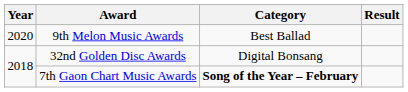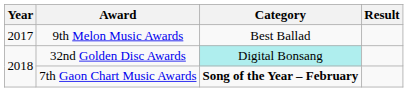(20, 35) 2020 -> (20, 35) 2017
(280, 55) no background -> (280, 55) paleturquoise background
